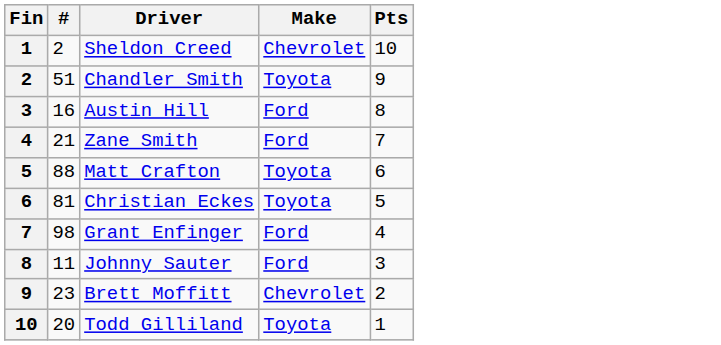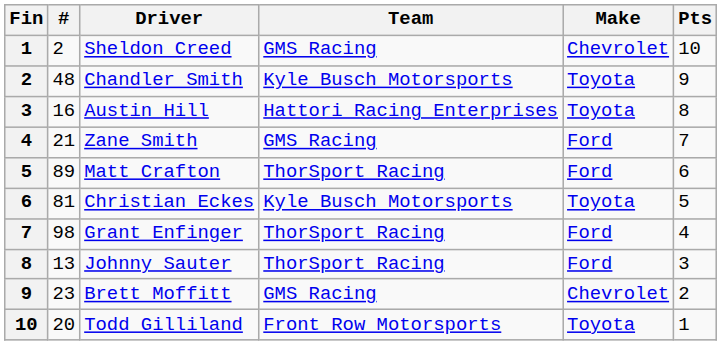+ column: (411, 20)
(64, 81) 51 -> (64, 81) 48
(286, 112) Ford -> (601, 112) Toyota
(64, 173) 88 -> (64, 173) 89
(297, 173) Toyota -> (590, 173) Ford
(64, 264) 11 -> (64, 264) 13
